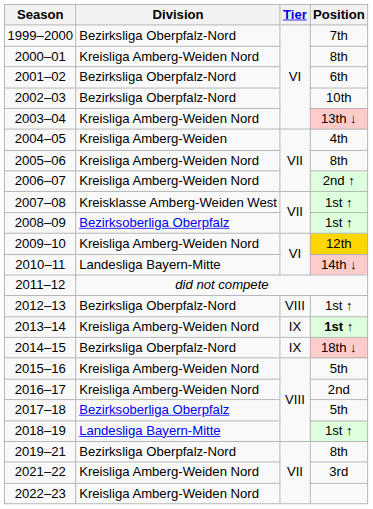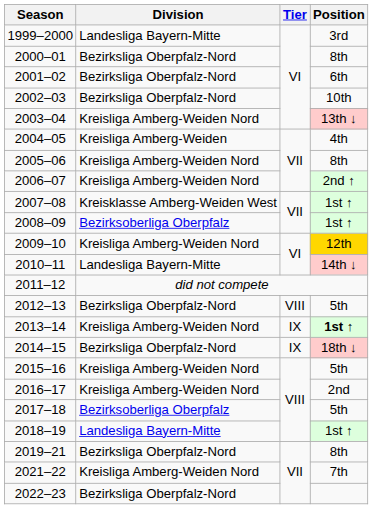(158, 35) Bezirksliga Oberpfalz-Nord -> (150, 35) Landesliga Bayern-Mitte
(339, 35) 7th -> (339, 35) 3rd
(169, 56) Kreisliga Amberg-Weiden Nord -> (158, 56) Bezirksliga Oberpfalz-Nord
(339, 306) 1st ↑ -> (339, 306) 5th
(339, 472) 3rd -> (339, 472) 7th
(169, 493) Kreisliga Amberg-Weiden Nord -> (158, 493) Bezirksliga Oberpfalz-Nord
